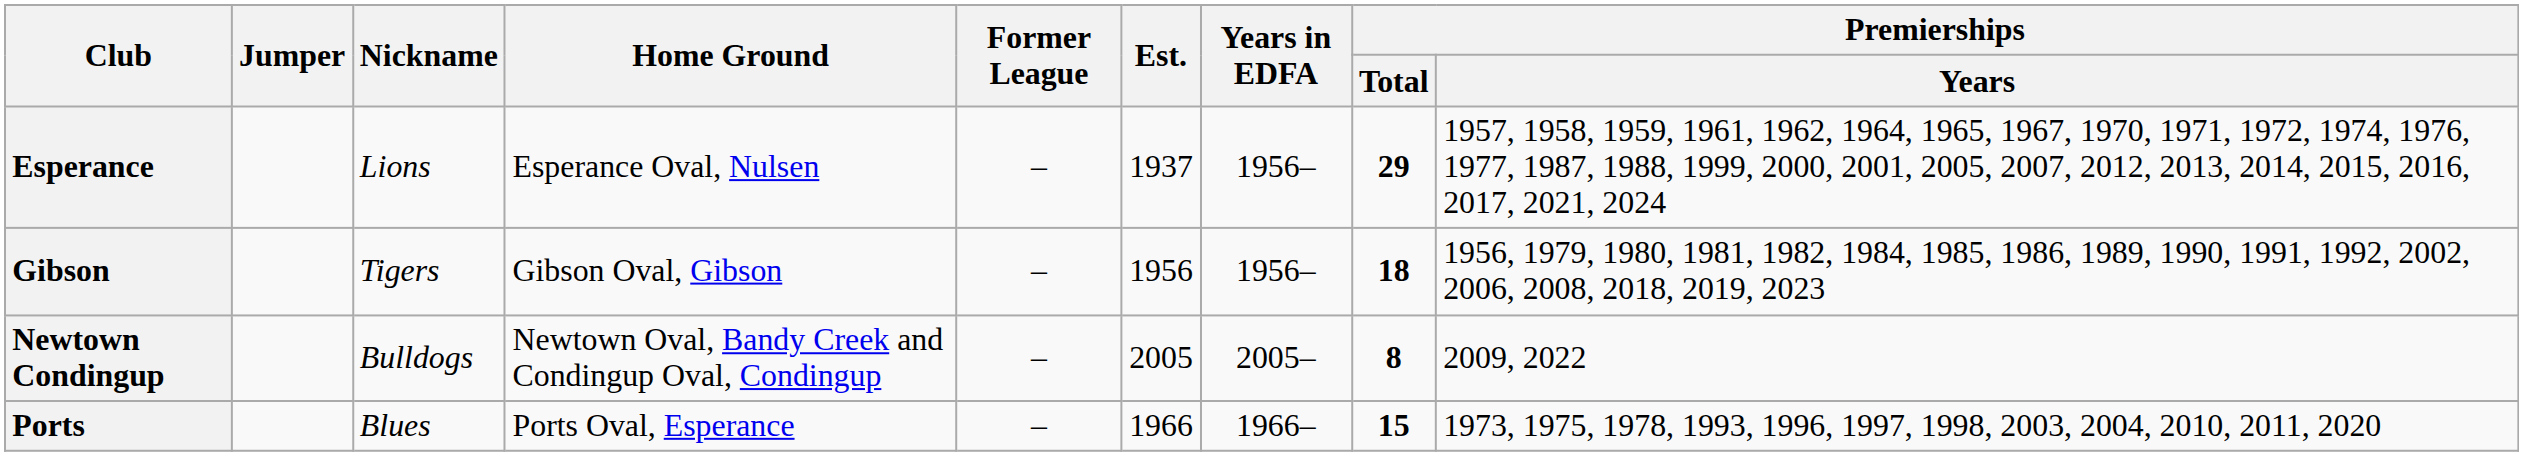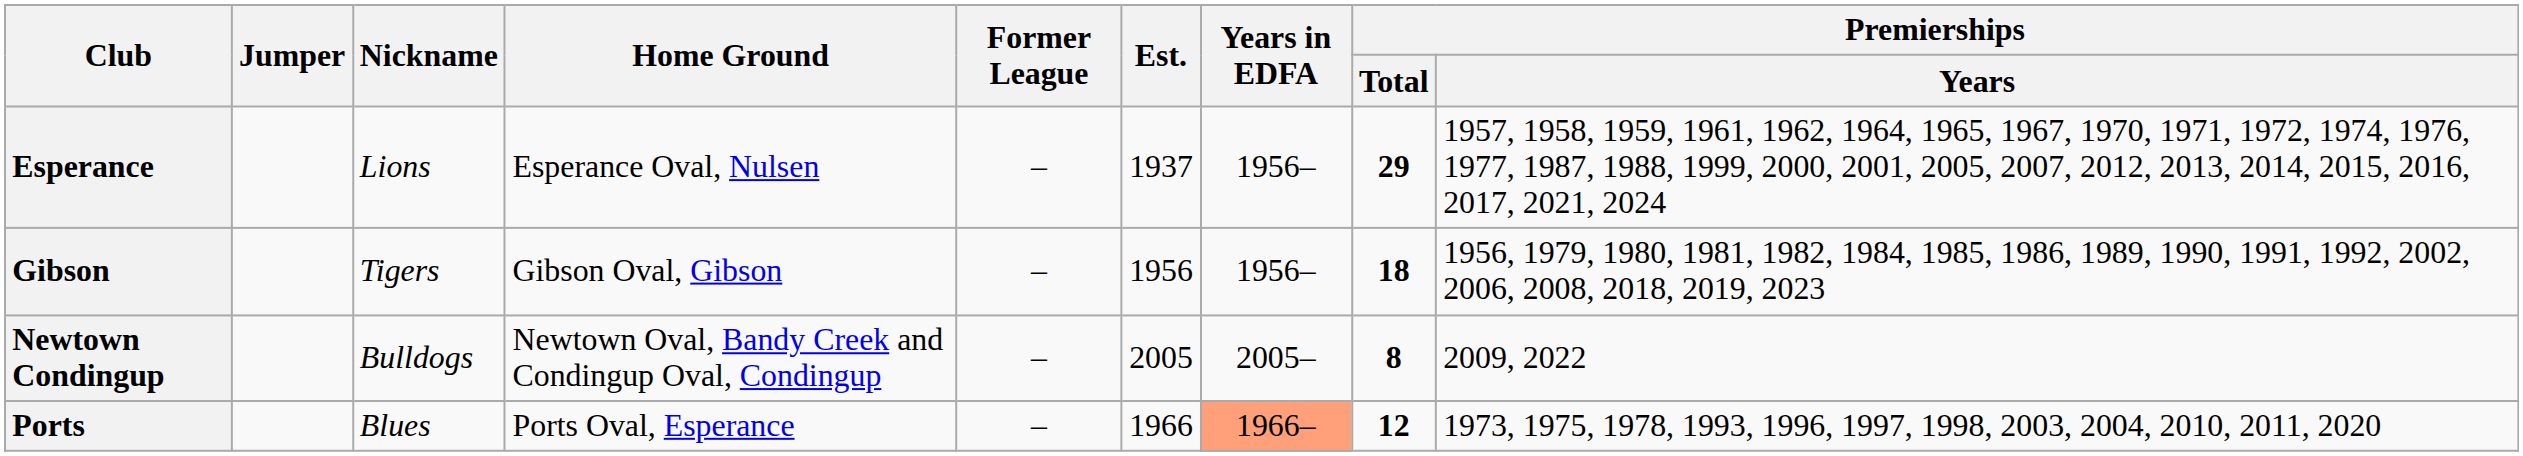(1276, 425) no background -> (1276, 425) lightsalmon background
(1394, 425) 15 -> (1394, 425) 12
